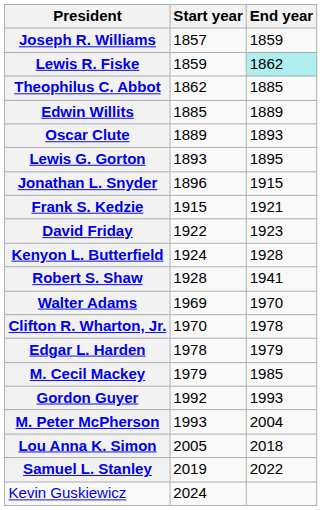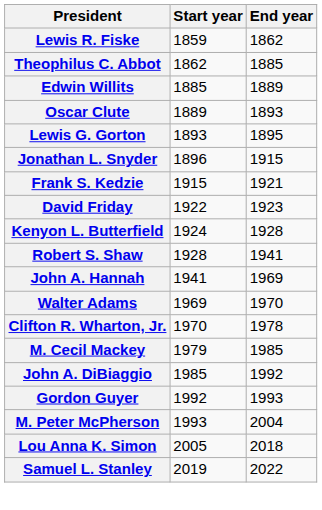- row: (87, 40)
(266, 64) paleturquoise background -> (266, 40) no background
+ row: (87, 278)
- row: (87, 350)
+ row: (87, 374)
- row: (67, 493)
